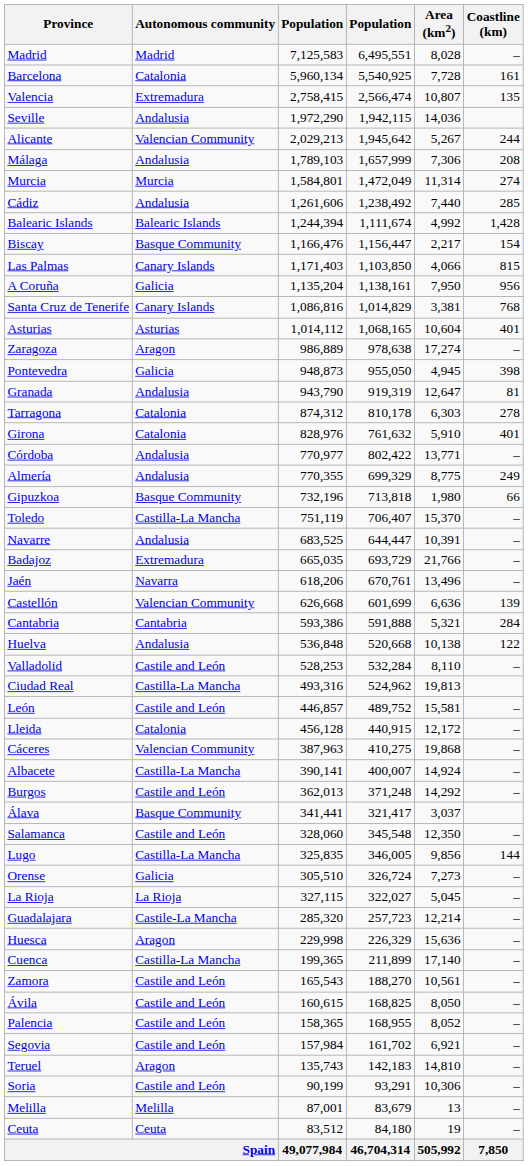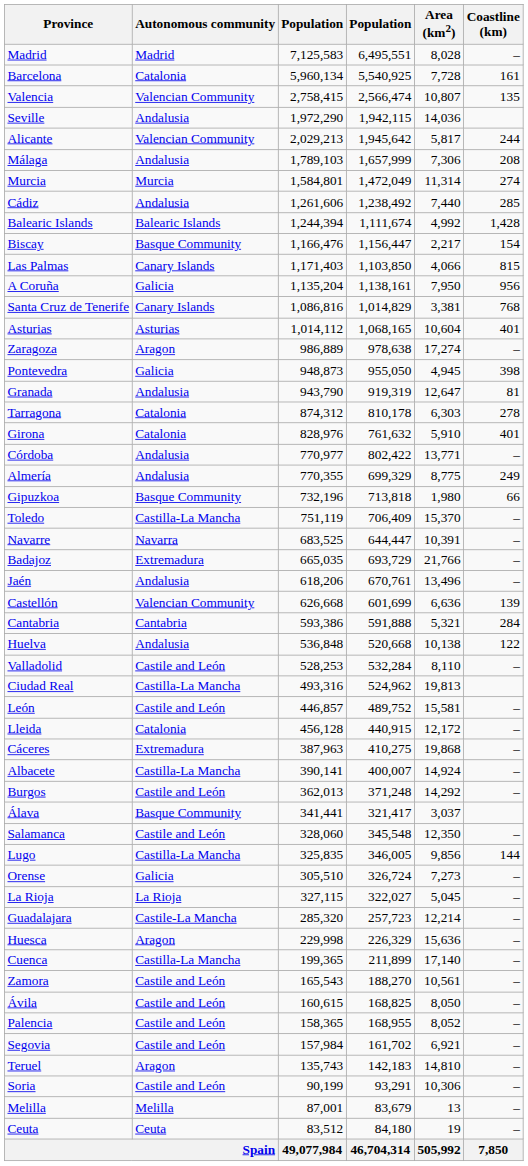(170, 96) Extremadura -> (195, 96) Valencian Community
(446, 138) 5,267 -> (446, 138) 5,817
(390, 517) 706,407 -> (390, 517) 706,409
(162, 539) Andalusia -> (157, 539) Navarra
(157, 581) Navarra -> (162, 581) Andalusia
(195, 749) Valencian Community -> (170, 749) Extremadura
